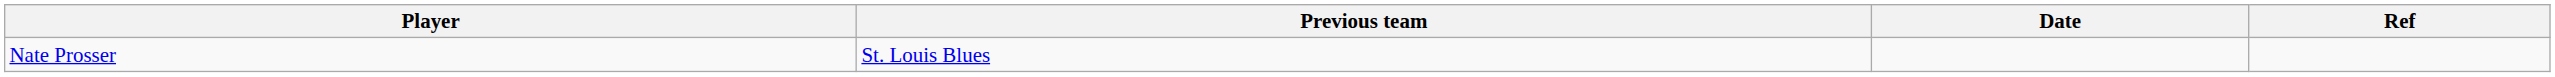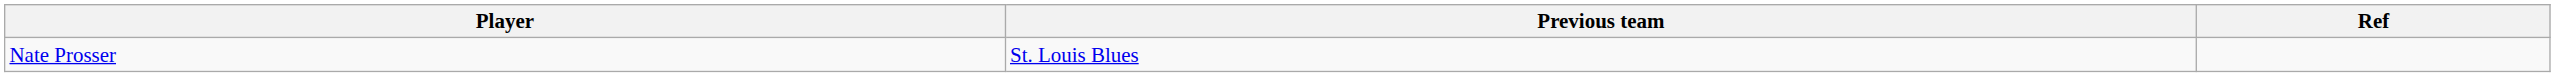- column: (2060, 21)
